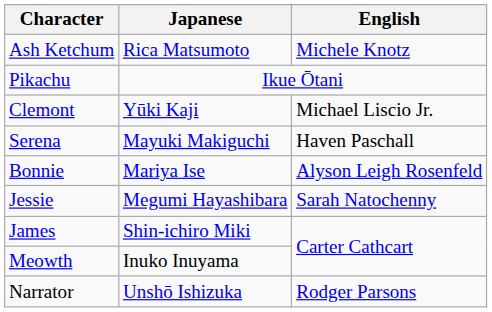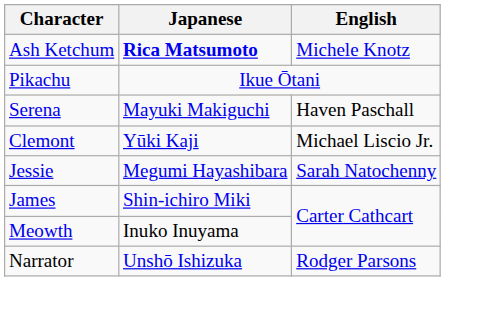(186, 49) normal -> (190, 49) bold
rows swapped: (35, 140) <-> (42, 110)
- row: (36, 170)
